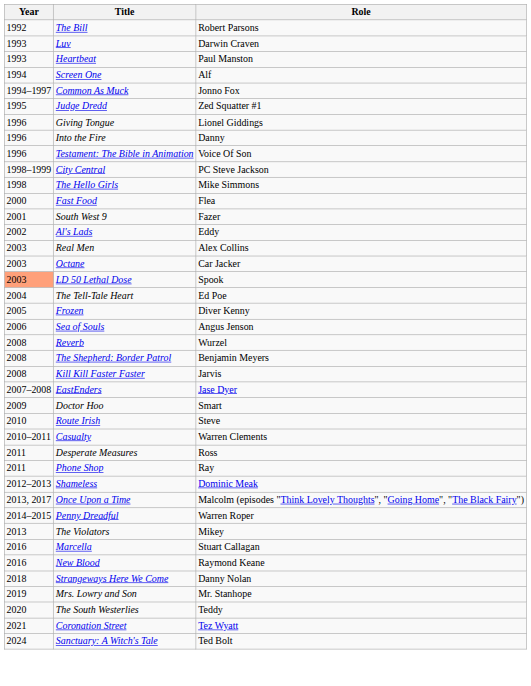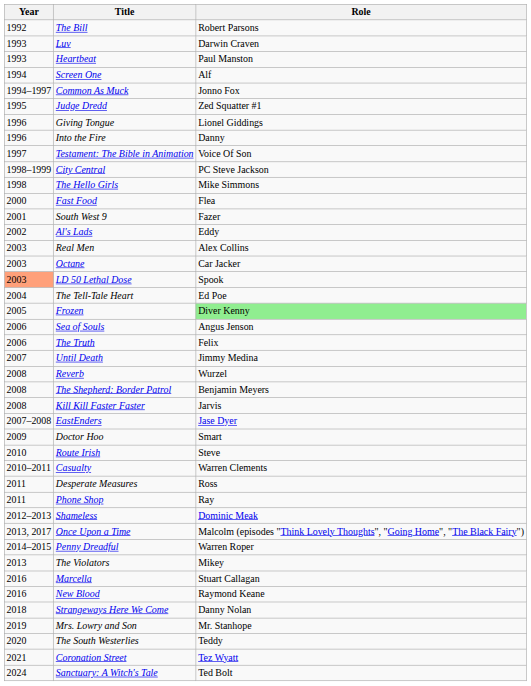(17, 153) 1996 -> (17, 153) 1997
(224, 311) no background -> (224, 311) lightgreen background
+ row: (75, 342)
+ row: (79, 358)
